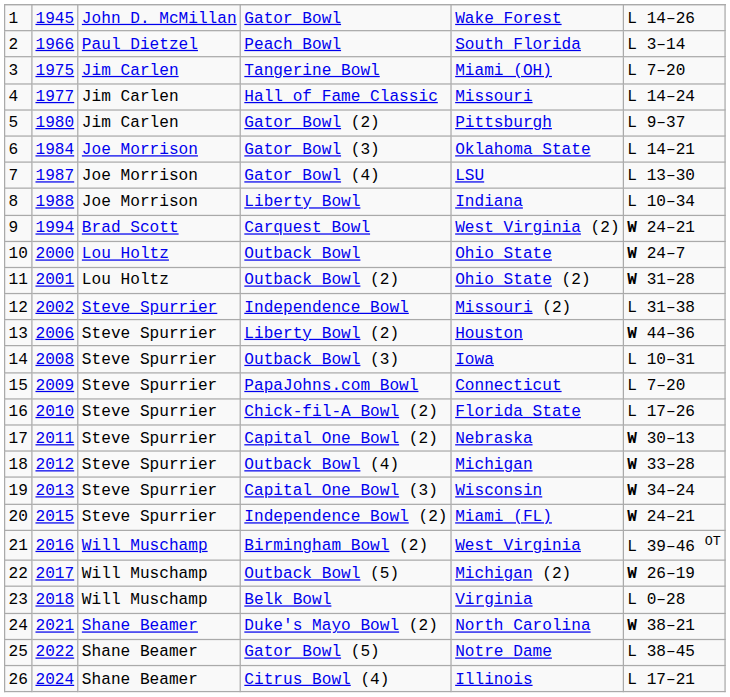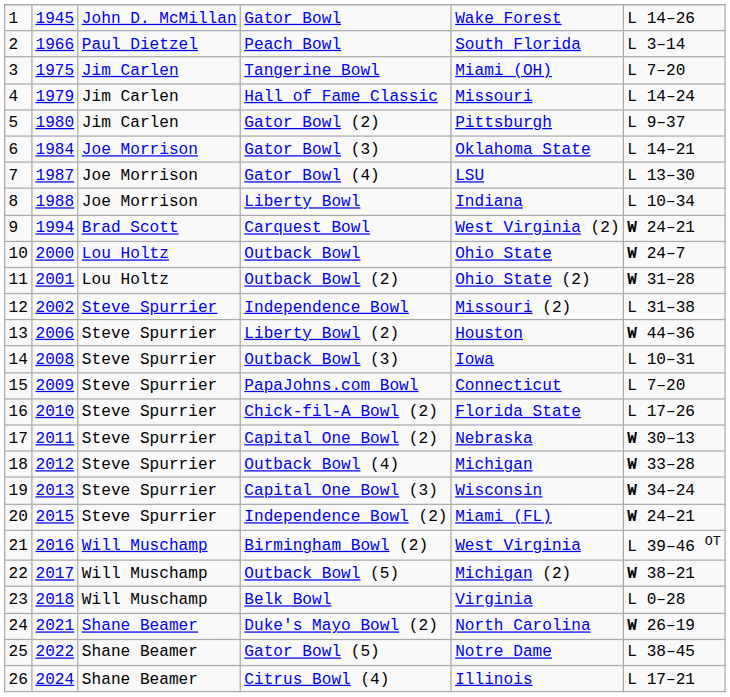(55, 97) 1977 -> (55, 97) 1979
(661, 574) W 26–19 -> (661, 574) W 38–21
(661, 626) W 38–21 -> (661, 626) W 26–19
